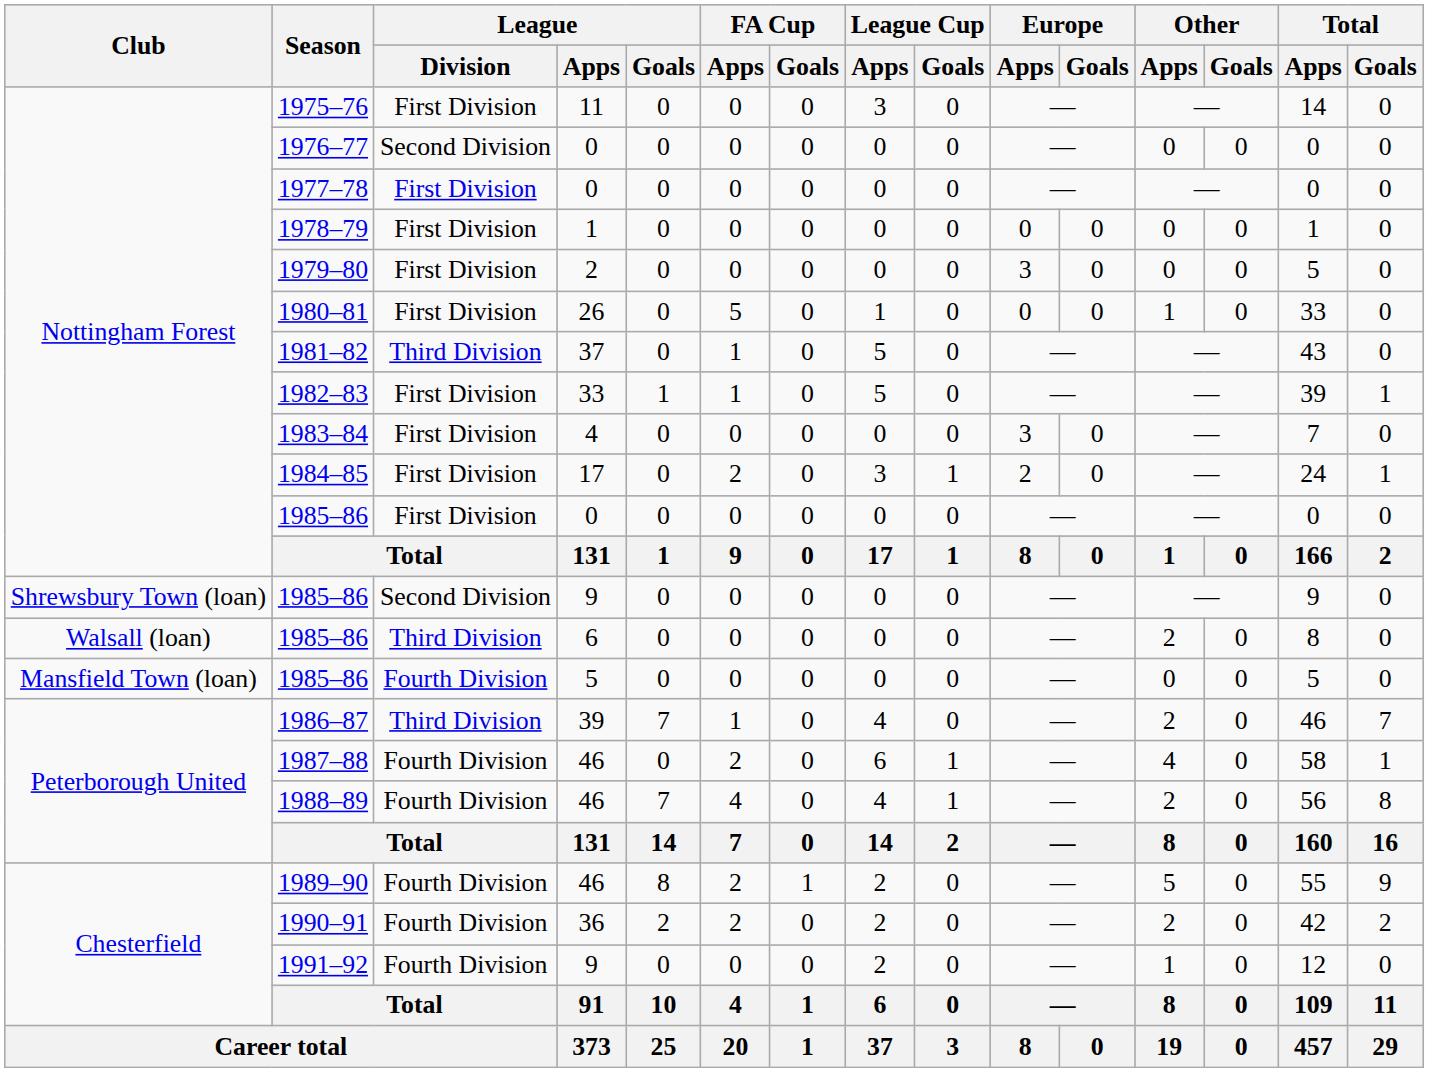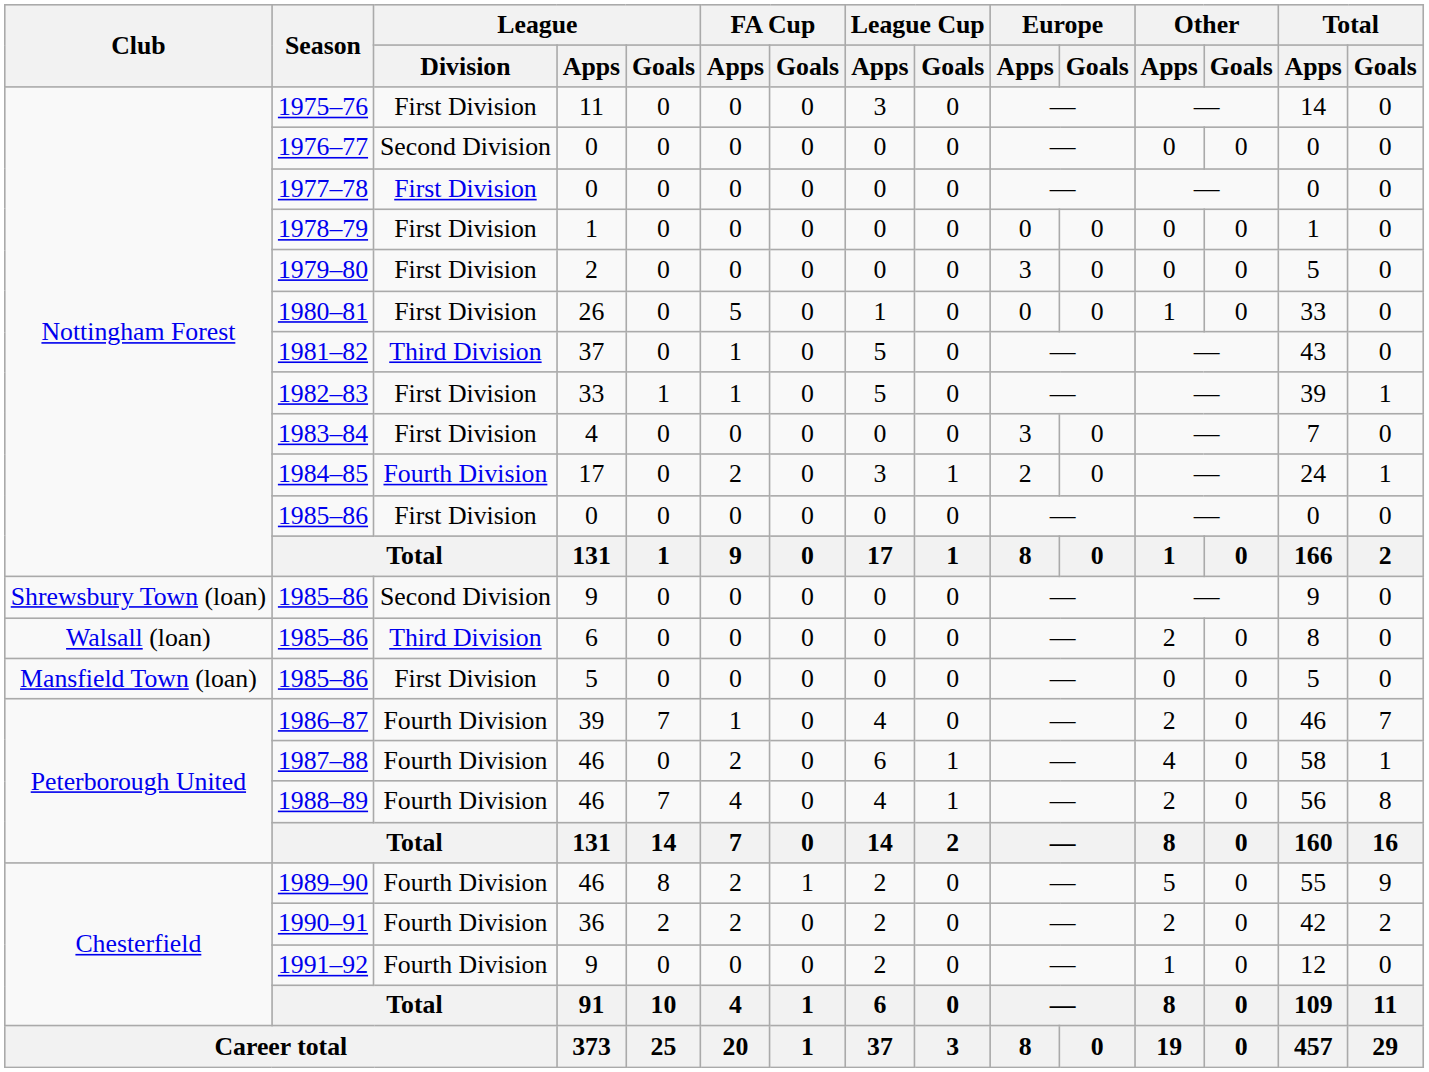(465, 474) First Division -> (465, 474) Fourth Division
(465, 678) Fourth Division -> (465, 678) First Division
(465, 719) Third Division -> (465, 719) Fourth Division
